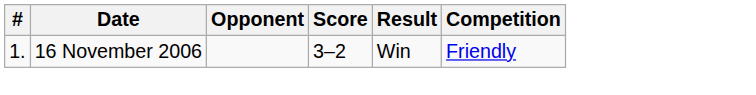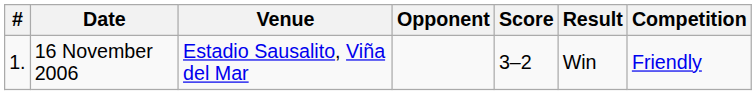+ column: (285, 20)
